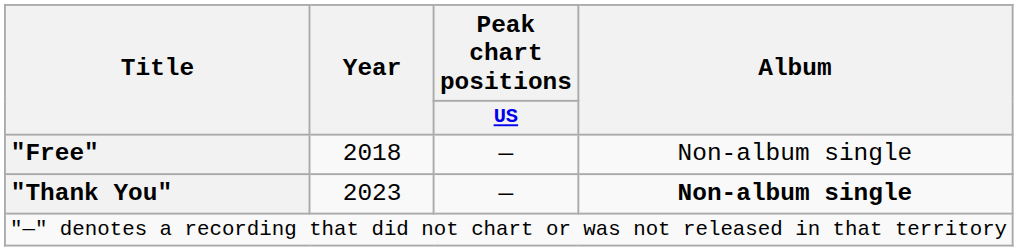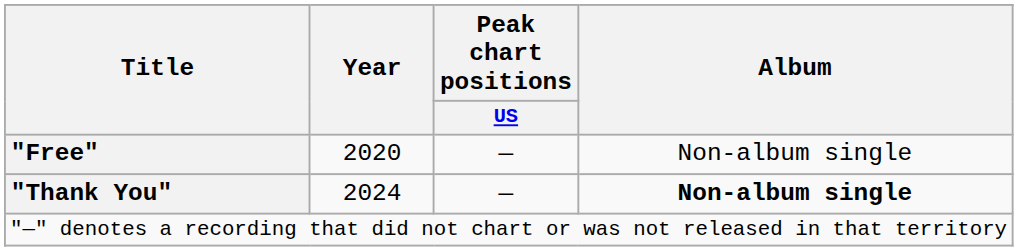(372, 154) 2018 -> (372, 154) 2020
(372, 193) 2023 -> (372, 193) 2024
